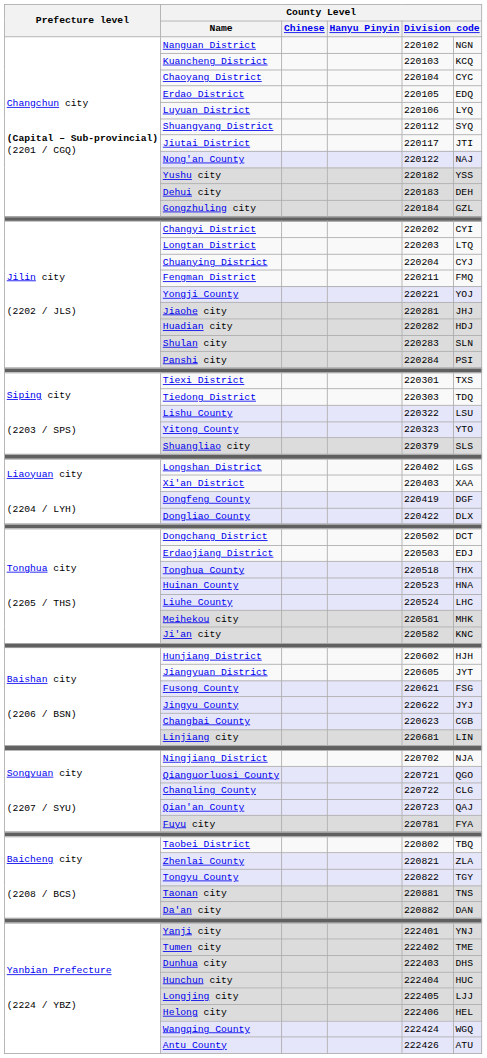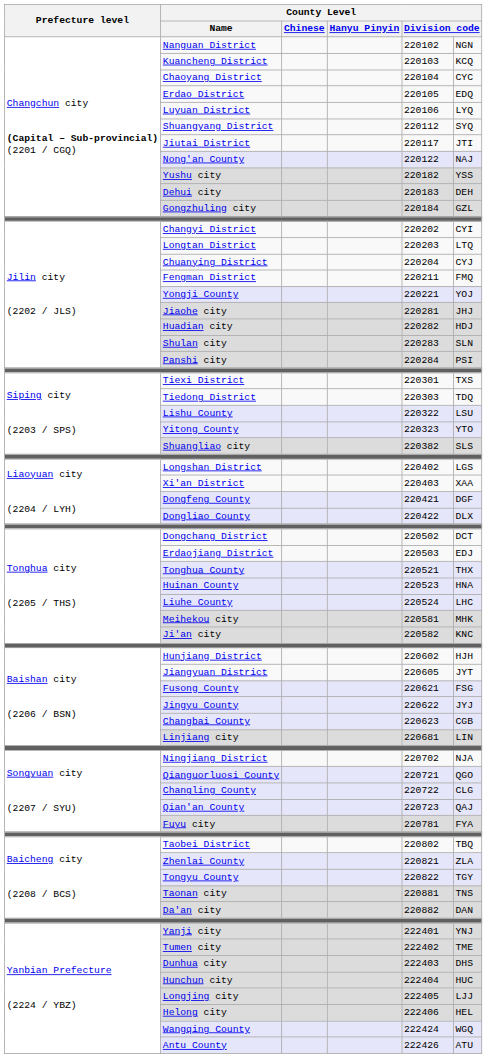(421, 446) 220379 -> (421, 446) 220382
(421, 499) 220419 -> (421, 499) 220421
(421, 569) 220518 -> (421, 569) 220521
